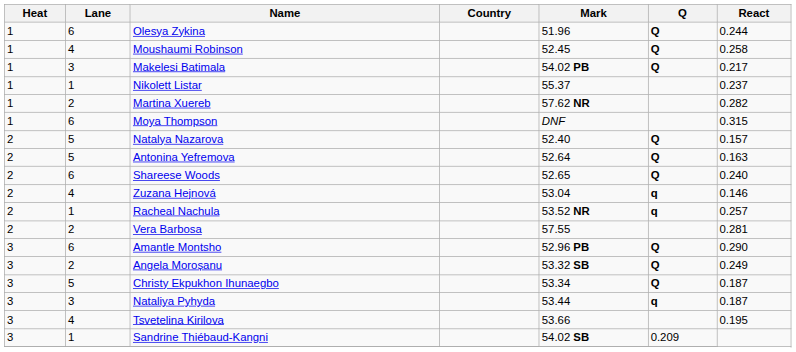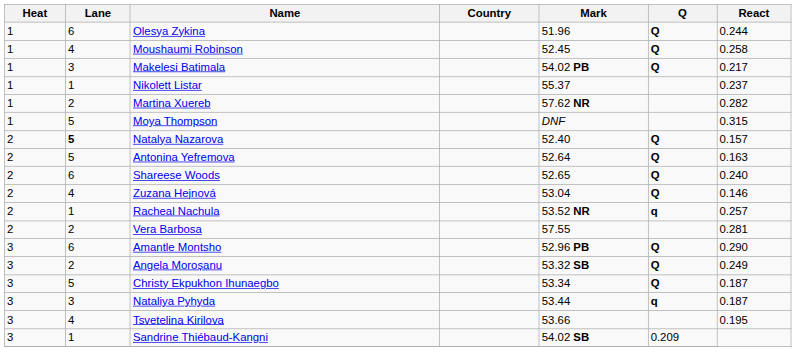(71, 121) 6 -> (71, 121) 5
(71, 139) normal -> (71, 139) bold
(654, 193) q -> (655, 193) Q
